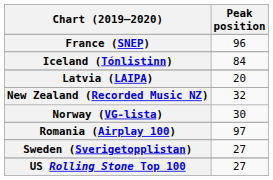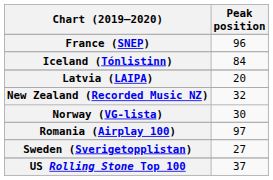(239, 166) 27 -> (239, 166) 37
